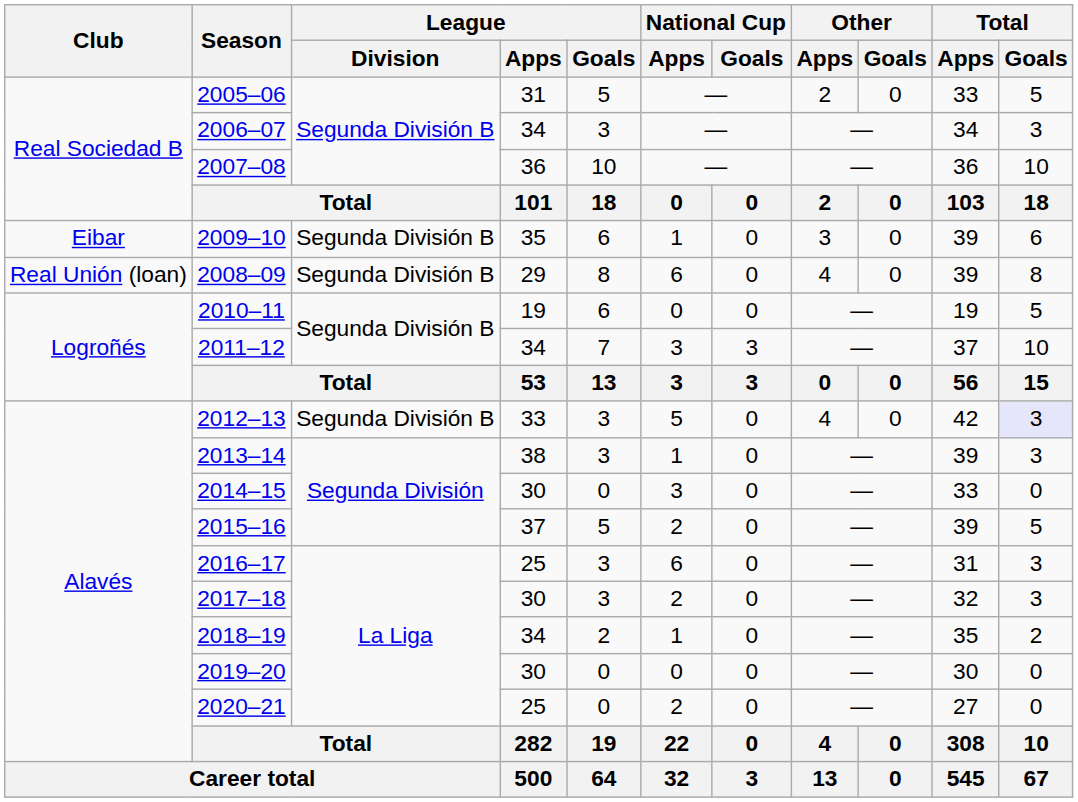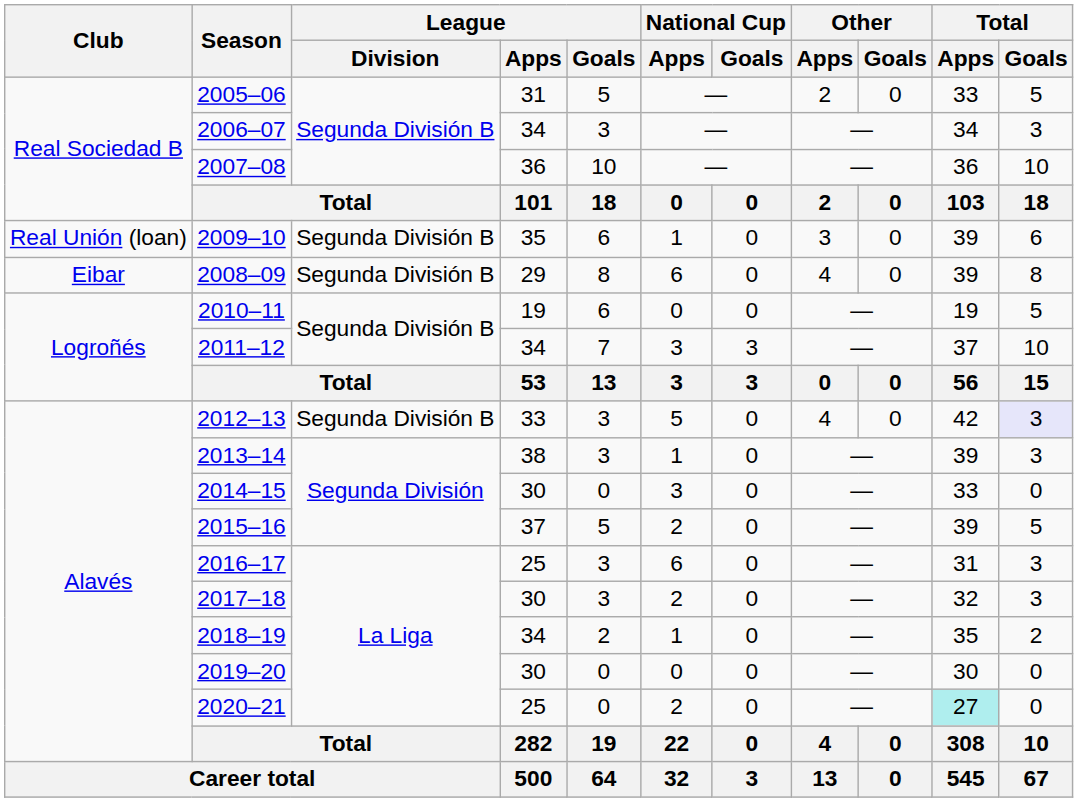(98, 238) Eibar -> (98, 238) Real Unión (loan)
(98, 274) Real Unión (loan) -> (98, 274) Eibar
(966, 707) no background -> (966, 707) paleturquoise background
